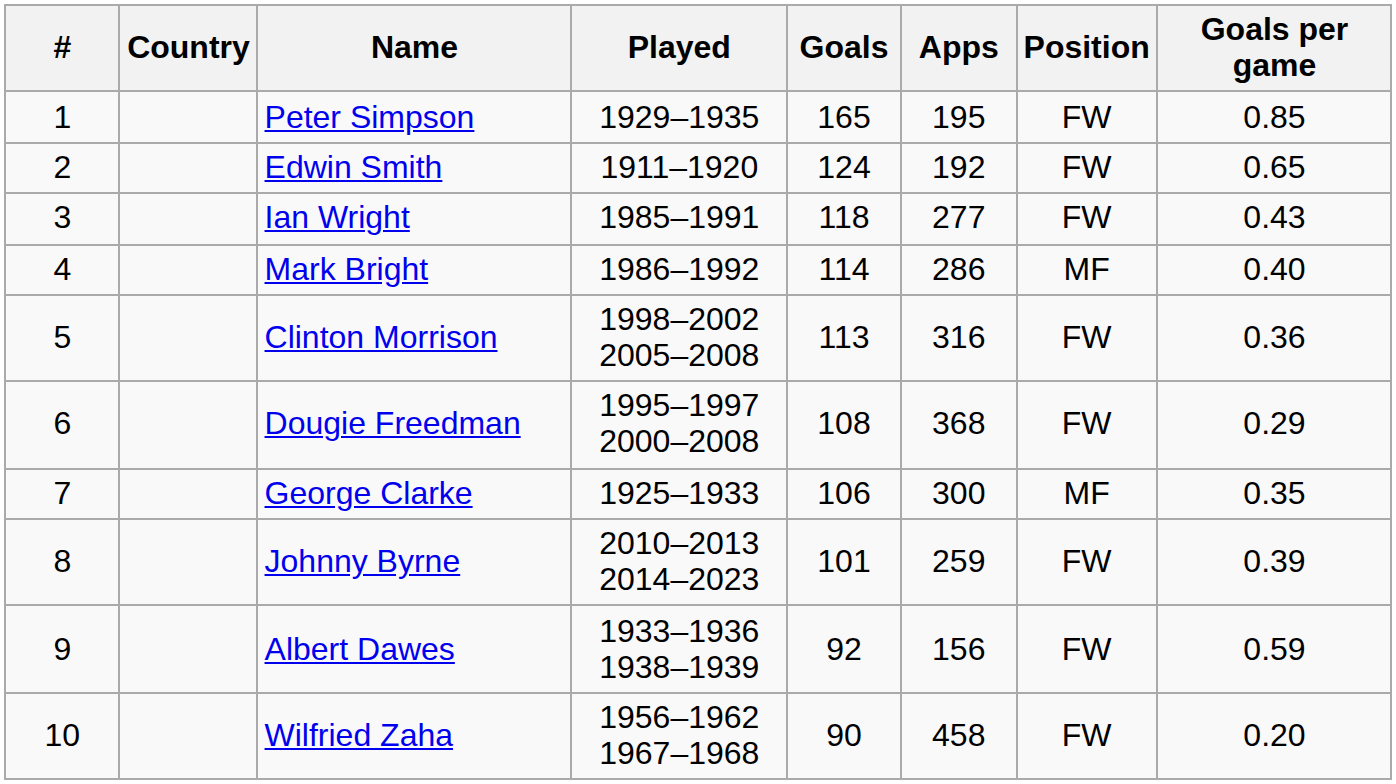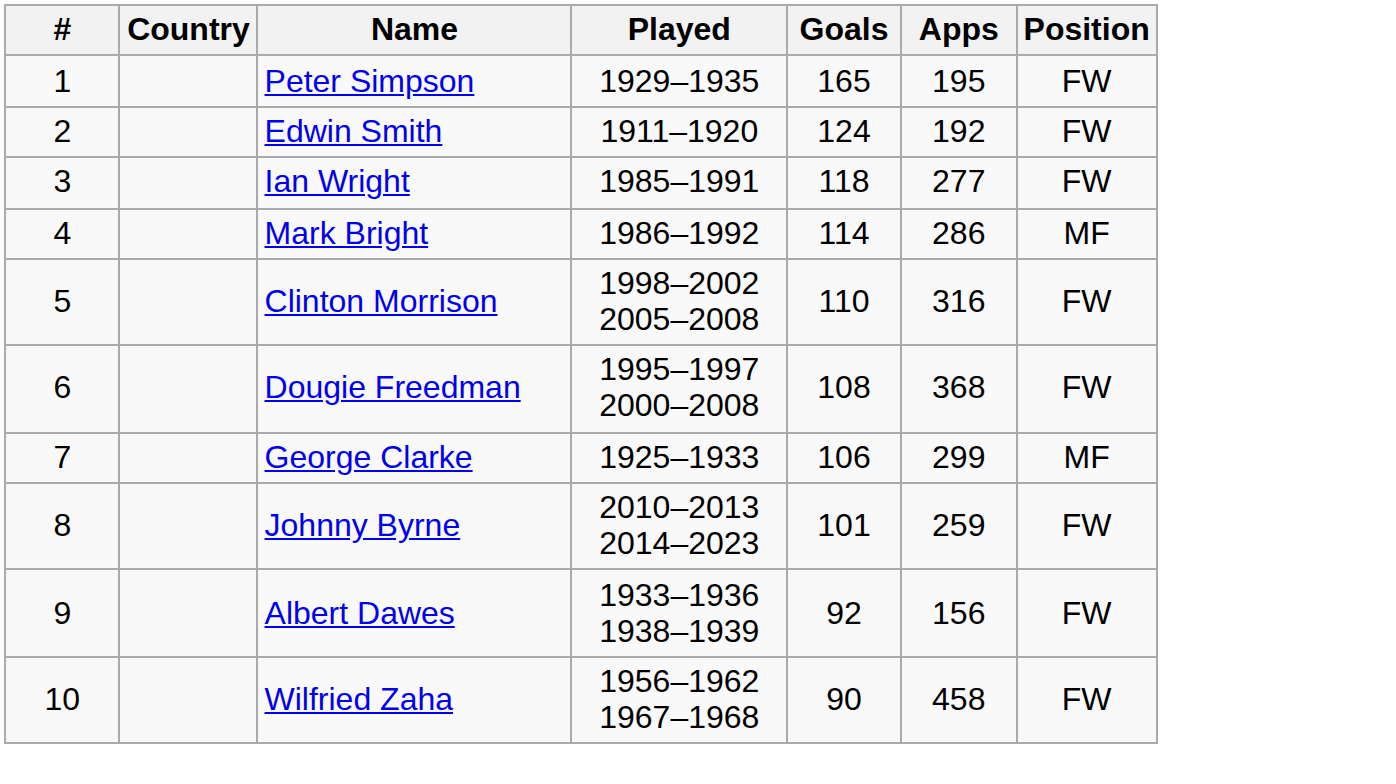- column: (1274, 47)
(844, 337) 113 -> (844, 301) 110
(959, 493) 300 -> (959, 457) 299
